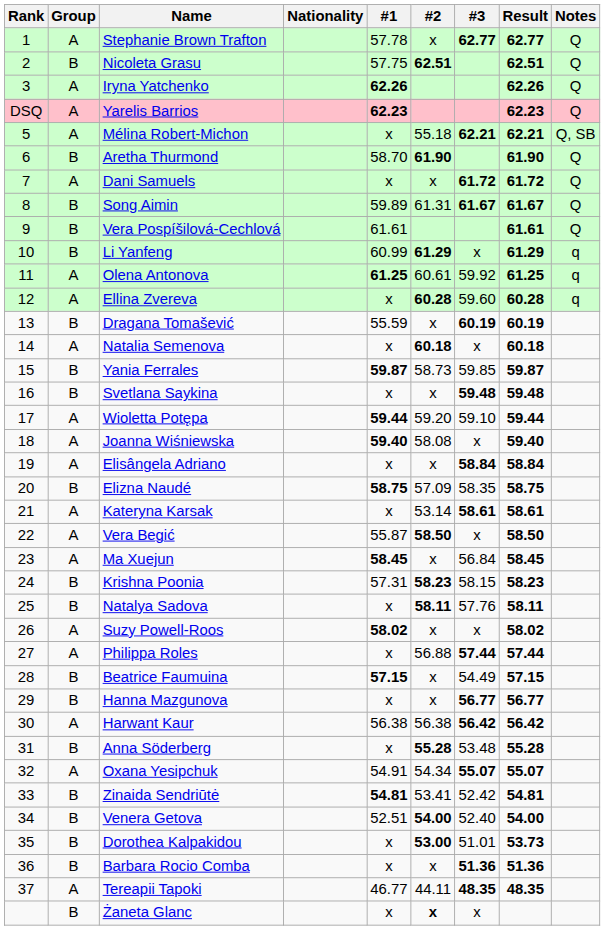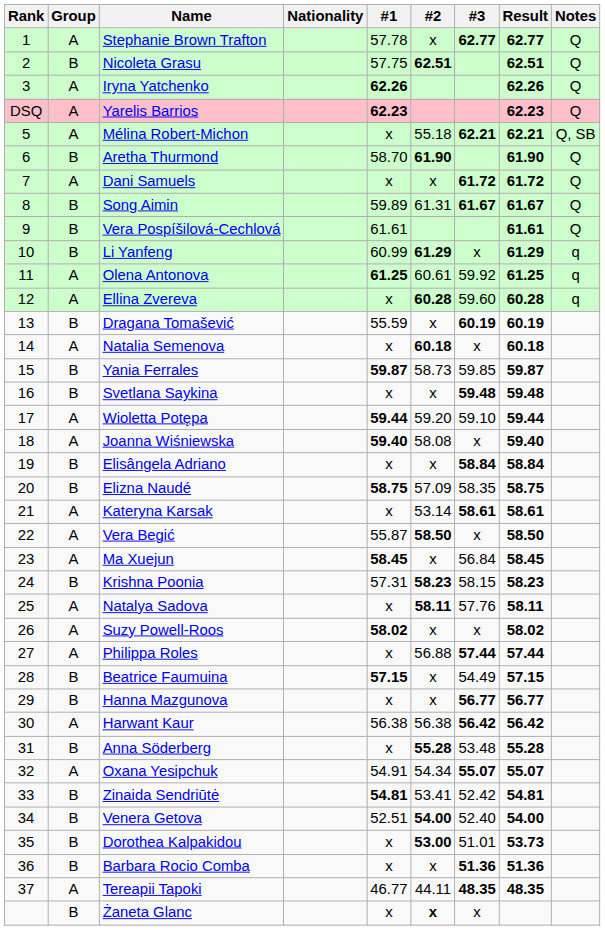(73, 464) A -> (73, 464) B
(73, 606) B -> (73, 606) A
